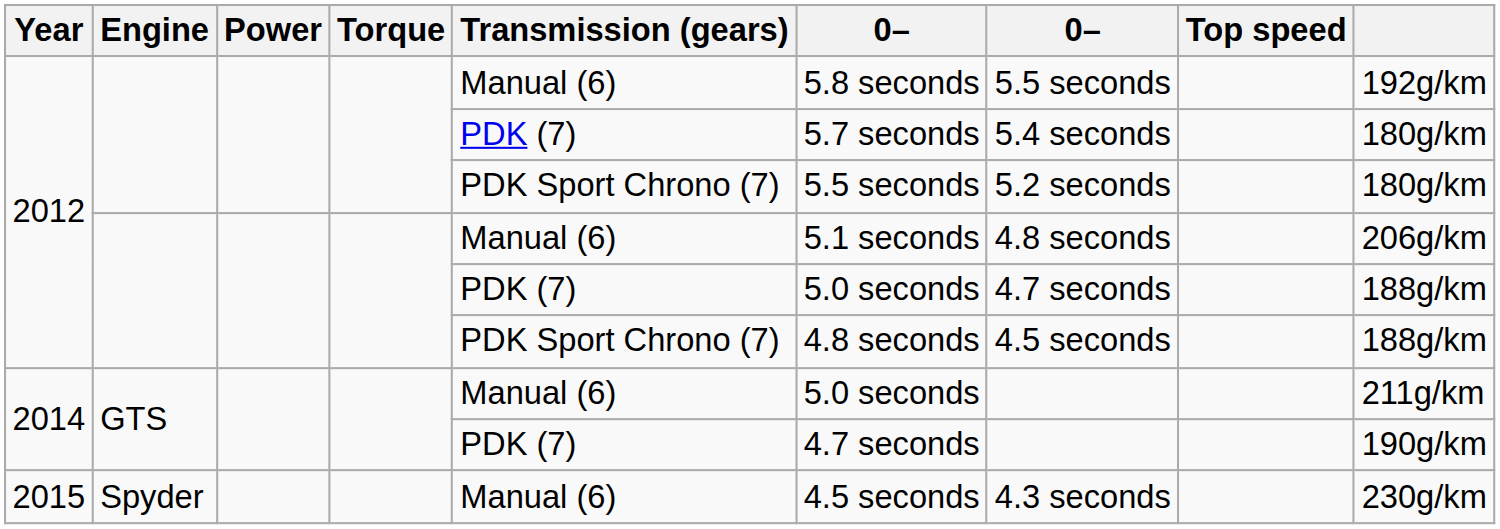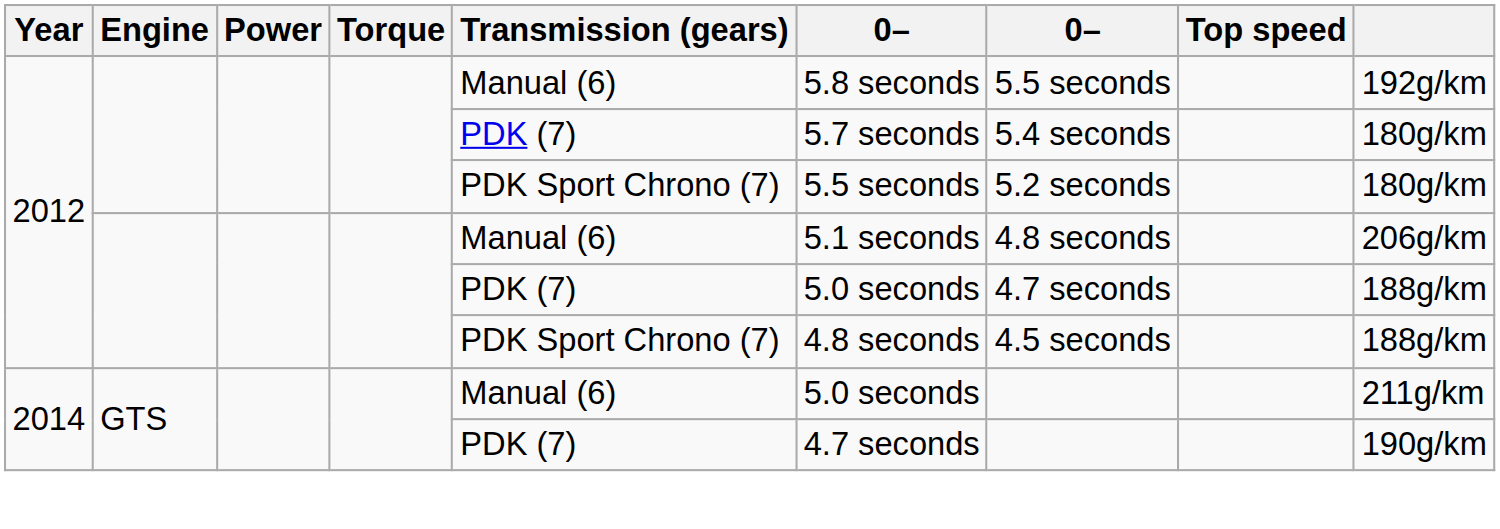- row: (49, 496)
